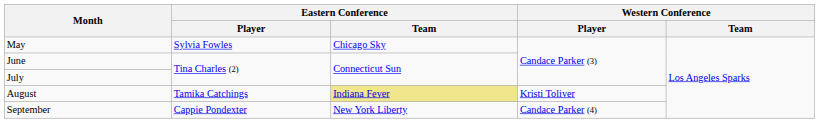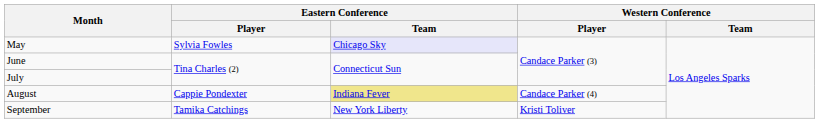(359, 45) no background -> (359, 45) lavender background
(211, 93) Tamika Catchings -> (210, 93) Cappie Pondexter
(547, 93) Kristi Toliver -> (558, 93) Candace Parker (4)
(210, 110) Cappie Pondexter -> (211, 110) Tamika Catchings
(558, 110) Candace Parker (4) -> (547, 110) Kristi Toliver
